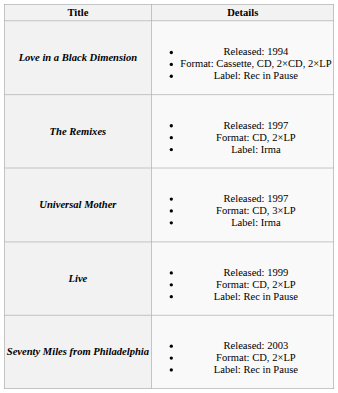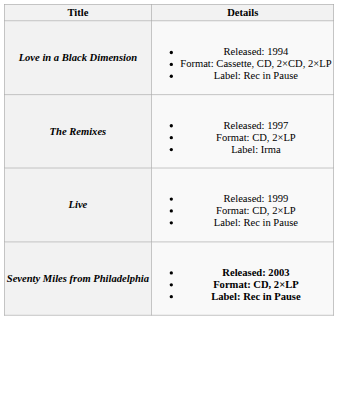- row: (78, 205)
(243, 358) normal -> (243, 284) bold
